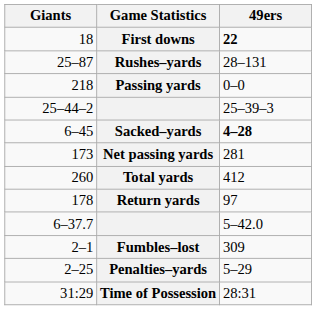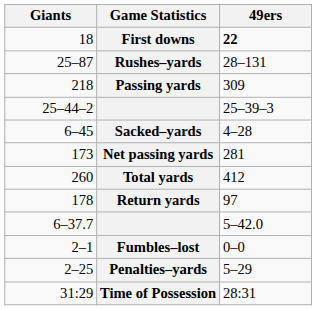(234, 85) 0–0 -> (234, 85) 309
(237, 131) bold -> (237, 131) normal
(234, 246) 309 -> (234, 246) 0–0
